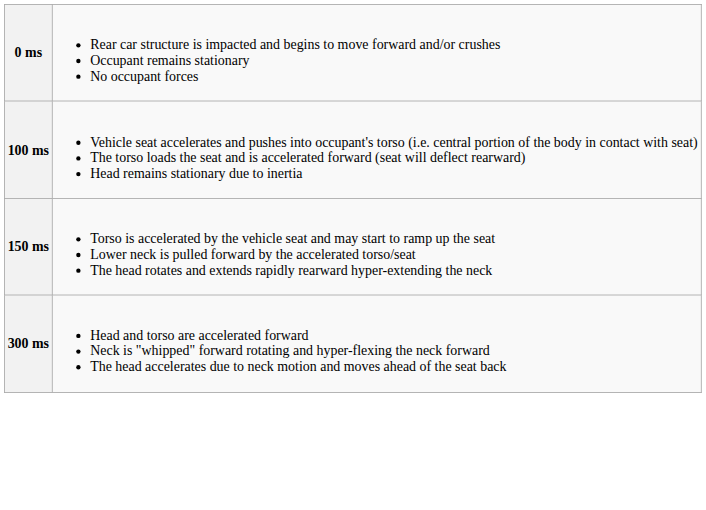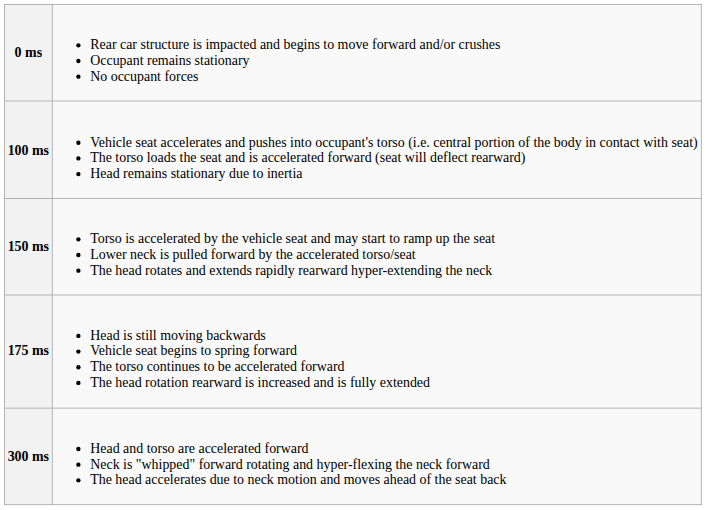+ row: (28, 351)
